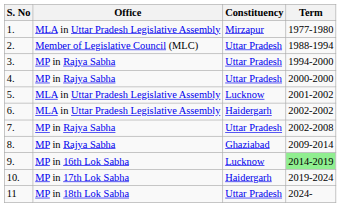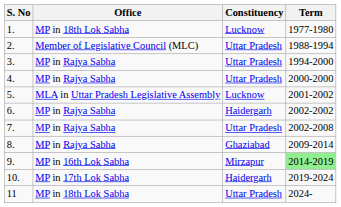(128, 29) MLA in Uttar Pradesh Legislative Assembly -> (82, 29) MP in 18th Lok Sabha
(245, 29) Mirzapur -> (245, 29) Lucknow
(128, 111) MLA in Uttar Pradesh Legislative Assembly -> (75, 111) MP in Rajya Sabha
(245, 161) Lucknow -> (245, 161) Mirzapur
